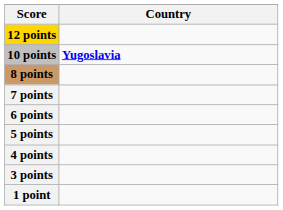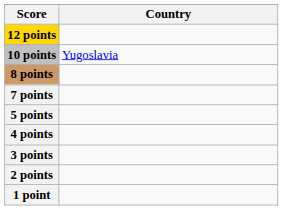(91, 54) bold -> (90, 54) normal
- row: (32, 114)
+ row: (32, 174)
